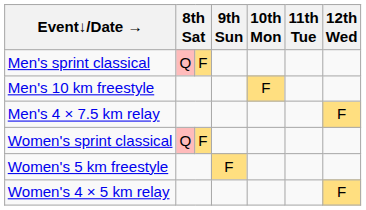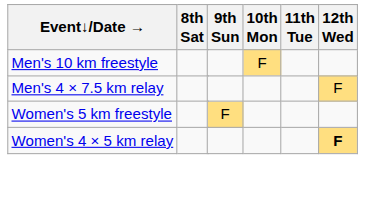- row: (79, 62)
- row: (90, 140)
(342, 192) normal -> (338, 140) bold
